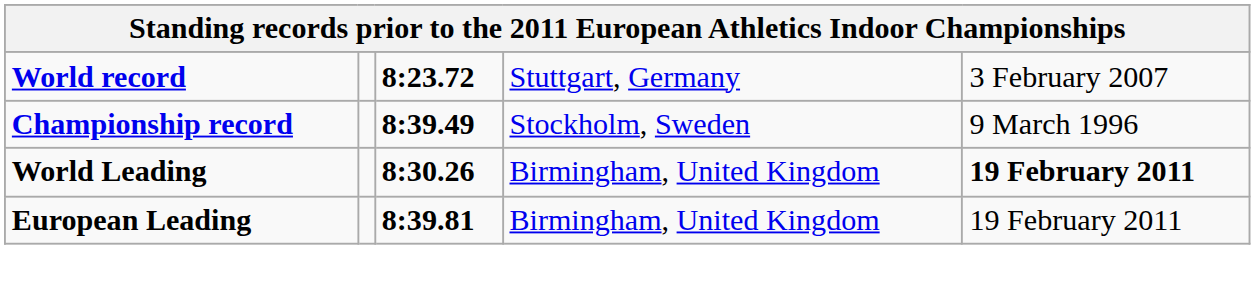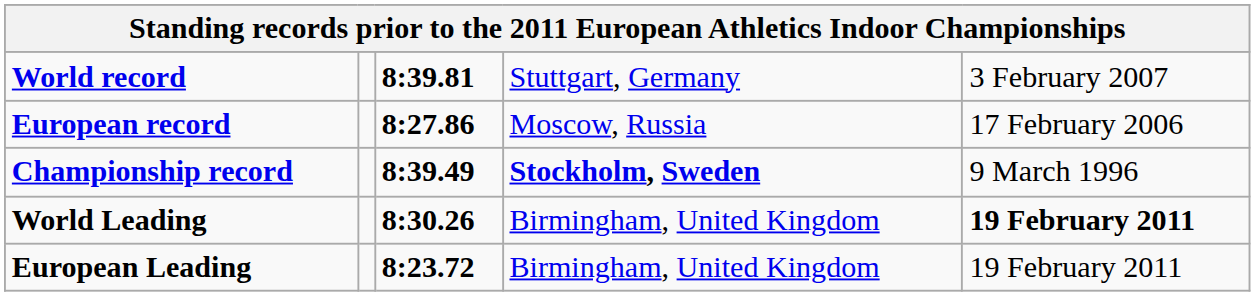(428, 76) 8:23.72 -> (428, 76) 8:39.81
+ row: (121, 123)
(630, 123) normal -> (635, 171) bold
(428, 219) 8:39.81 -> (428, 266) 8:23.72
